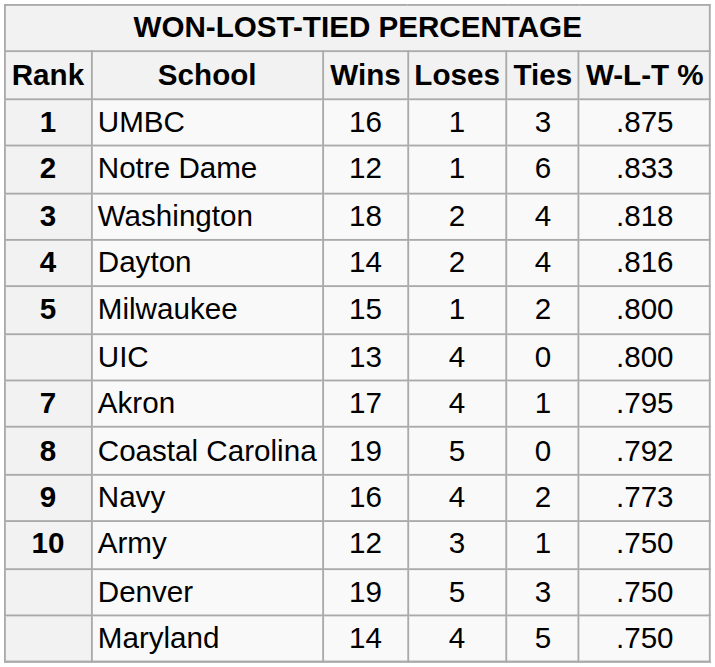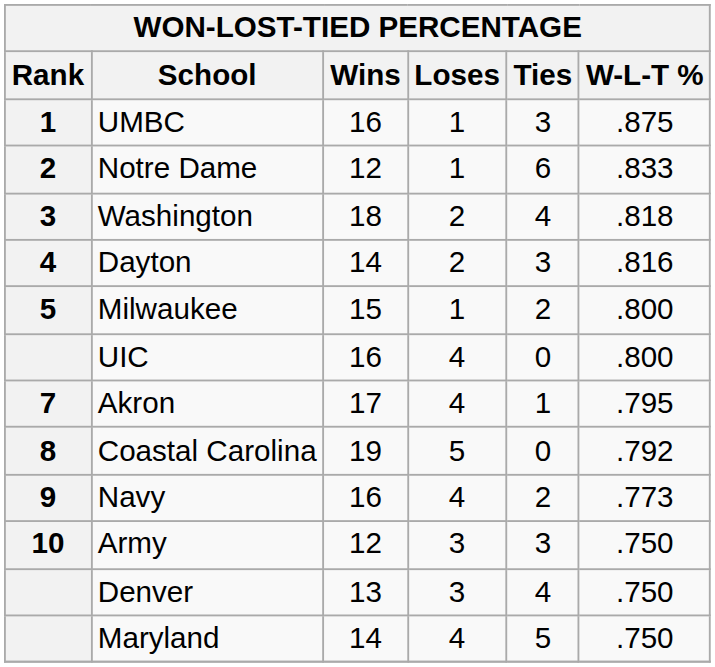(543, 262) 4 -> (543, 262) 3
(365, 356) 13 -> (365, 356) 16
(543, 544) 1 -> (543, 544) 3
(365, 591) 19 -> (365, 591) 13
(457, 591) 5 -> (457, 591) 3
(543, 591) 3 -> (543, 591) 4
